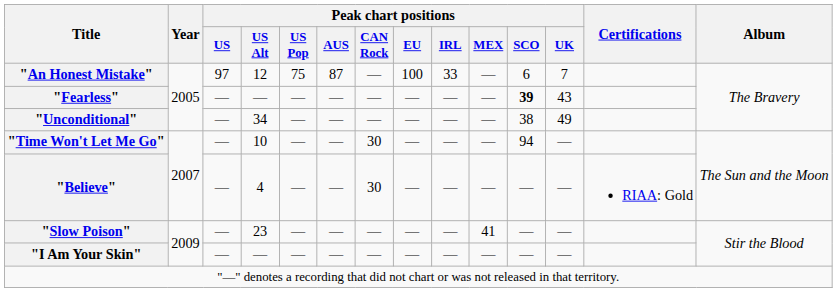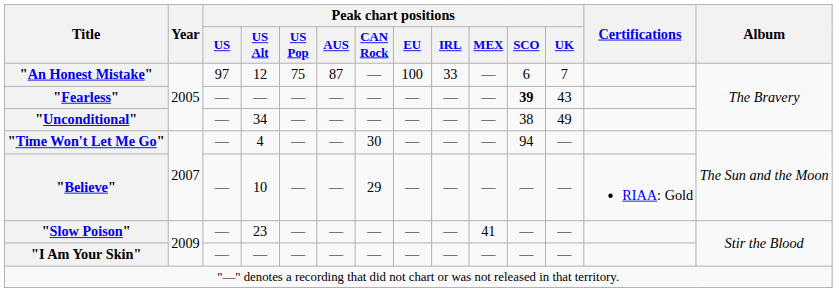(260, 142) 10 -> (260, 142) 4
(260, 187) 4 -> (260, 187) 10
(374, 187) 30 -> (374, 187) 29
